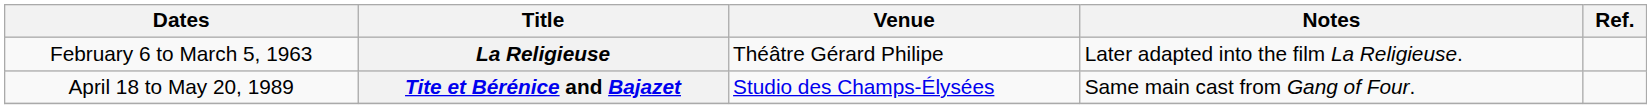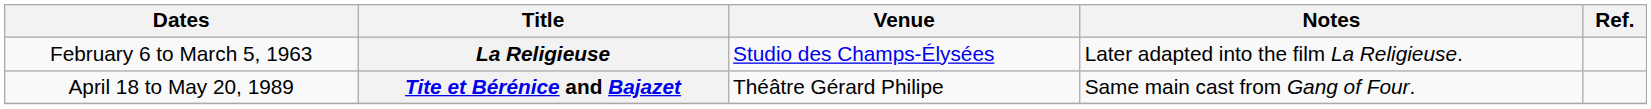(838, 53) Théâtre Gérard Philipe -> (864, 53) Studio des Champs-Élysées
(864, 86) Studio des Champs-Élysées -> (838, 86) Théâtre Gérard Philipe
